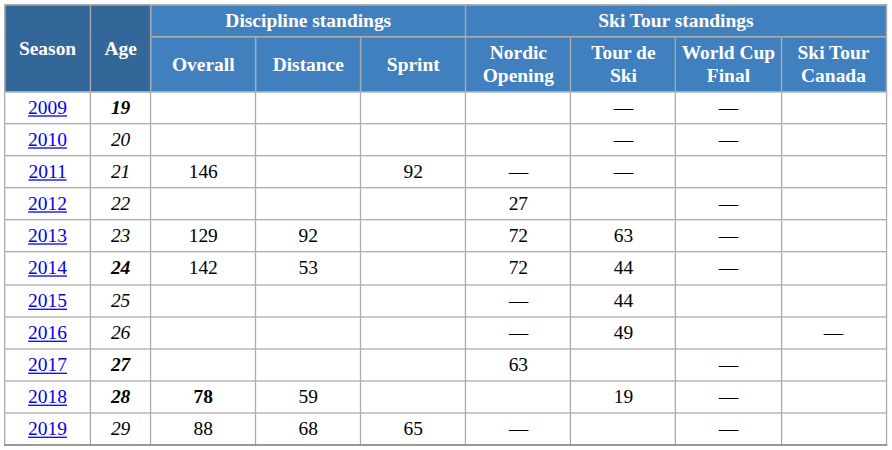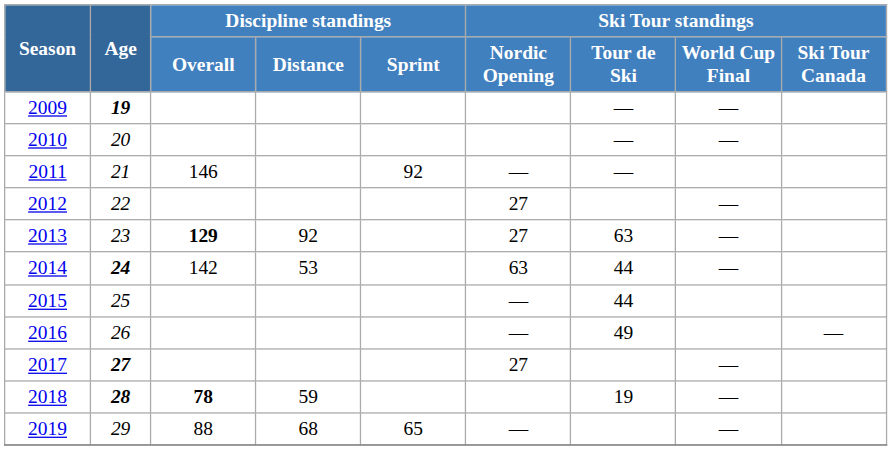(203, 236) normal -> (203, 236) bold
(518, 236) 72 -> (518, 236) 27
(518, 268) 72 -> (518, 268) 63
(518, 364) 63 -> (518, 364) 27
